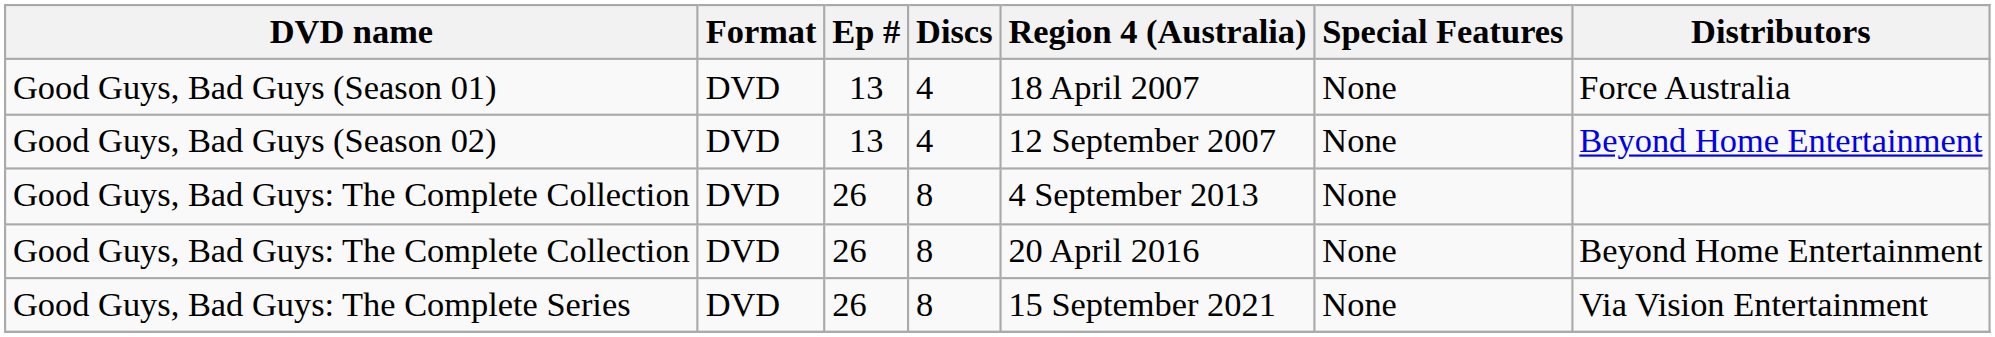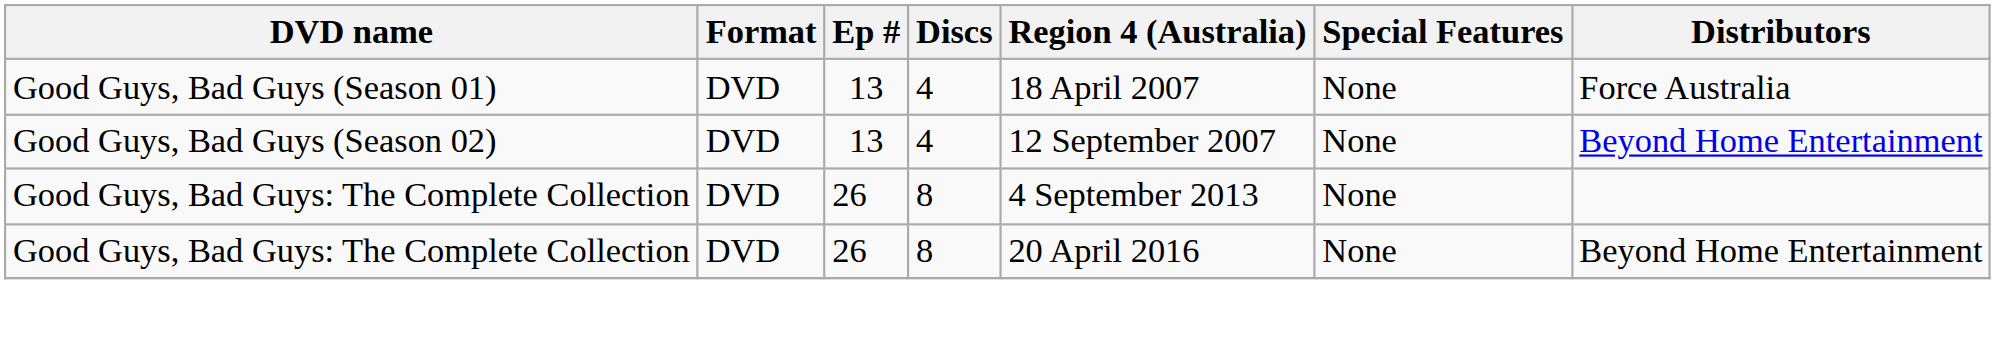- row: (322, 304)
